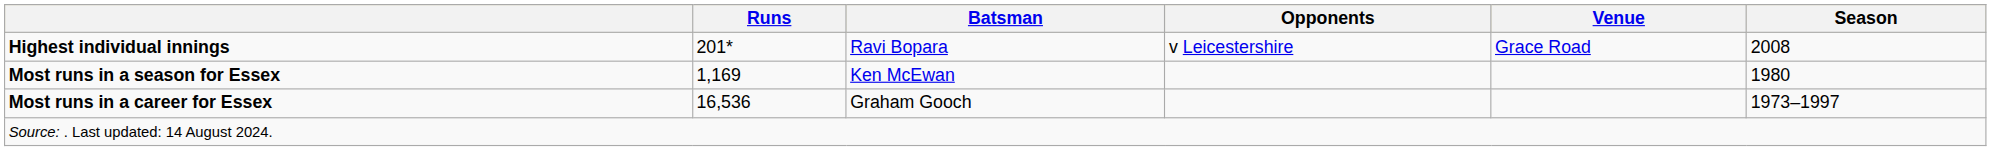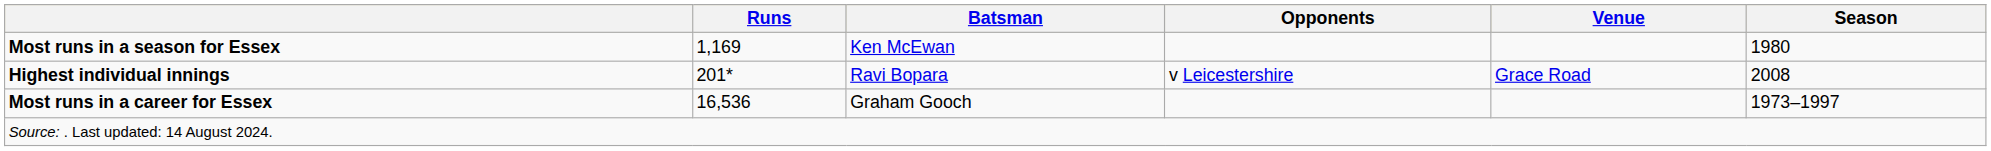rows swapped: (119, 46) <-> (144, 74)
